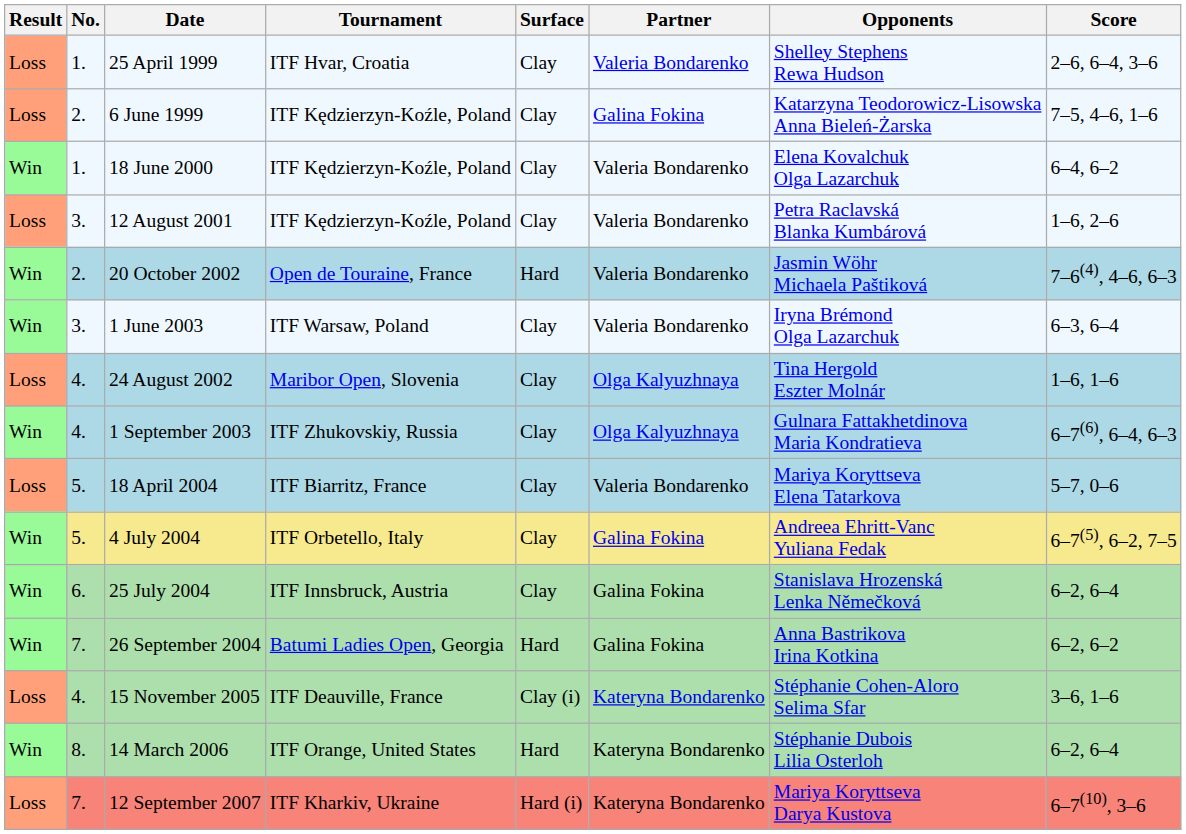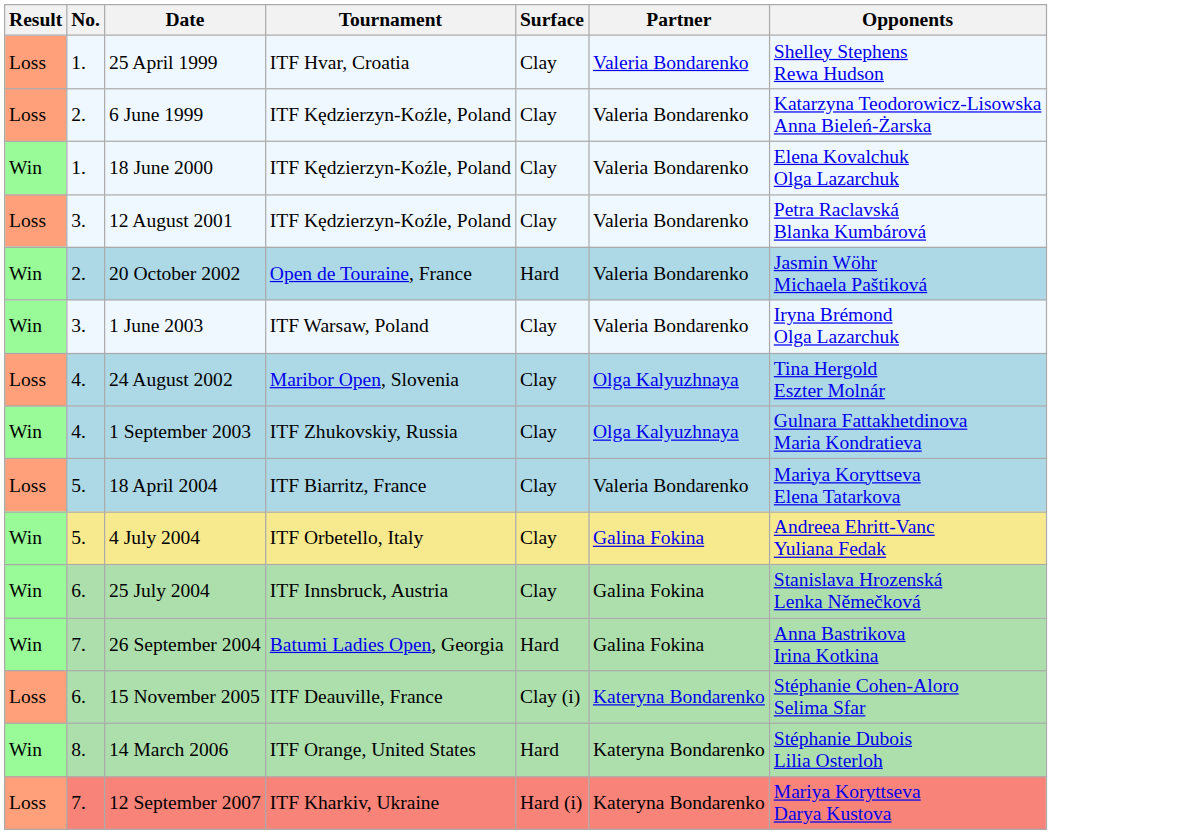- column: (1114, 19)
(649, 114) Galina Fokina -> (671, 114) Valeria Bondarenko
(79, 696) 4. -> (79, 696) 6.
